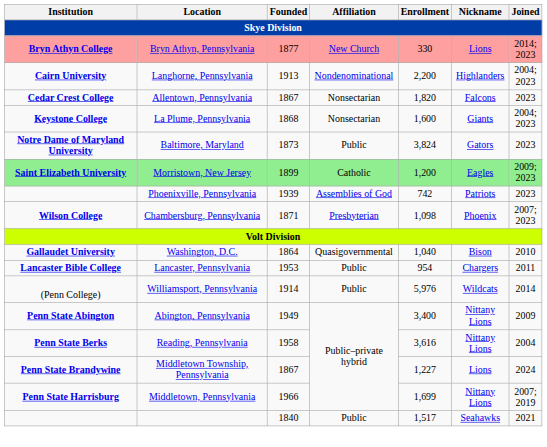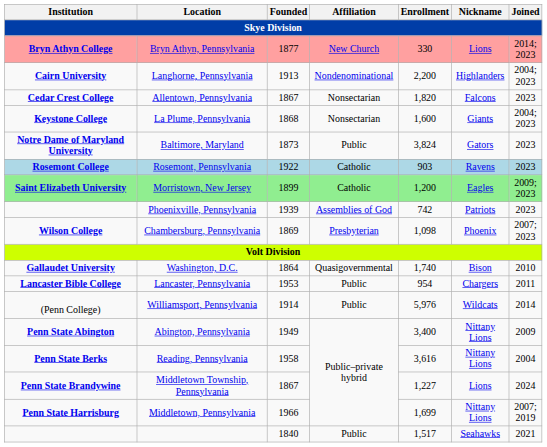+ row: (202, 167)
(288, 215) 1871 -> (288, 231) 1869
(425, 252) 1,040 -> (425, 268) 1,740
